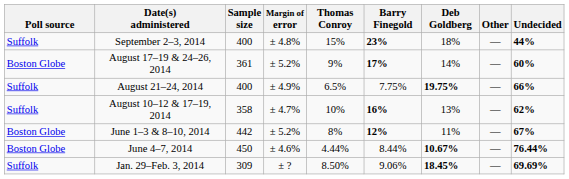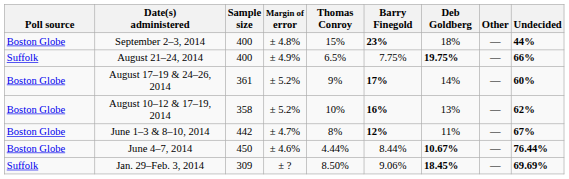(23, 41) Suffolk -> (36, 41) Boston Globe
rows swapped: (160, 64) <-> (160, 86)
(23, 109) Suffolk -> (36, 109) Boston Globe
(285, 109) ± 4.7% -> (285, 109) ± 5.2%
(285, 132) ± 5.2% -> (285, 132) ± 4.7%
